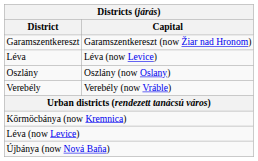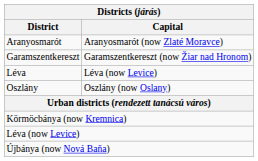+ row: (34, 42)
- row: (24, 88)
